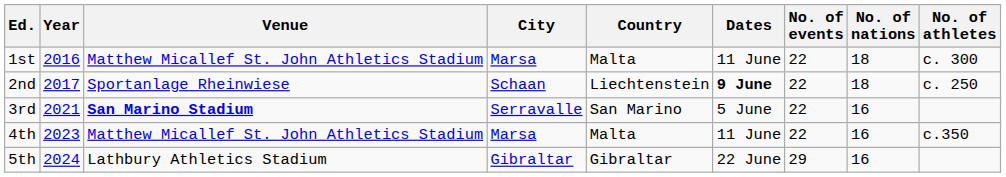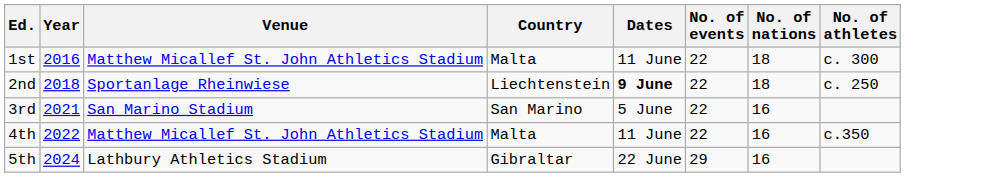- column: (536, 26)
(62, 85) 2017 -> (62, 85) 2018
(170, 110) bold -> (170, 110) normal
(62, 135) 2023 -> (62, 135) 2022
